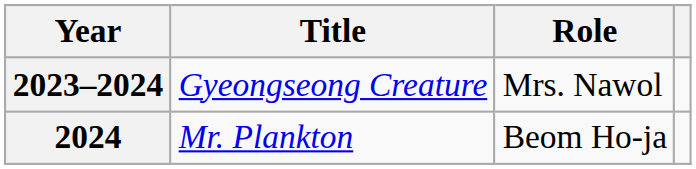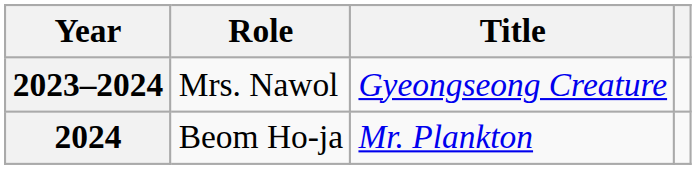columns swapped: (333, 31) <-> (585, 31)
